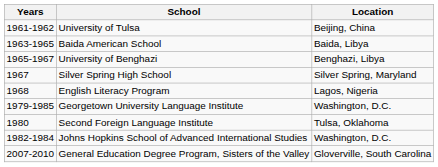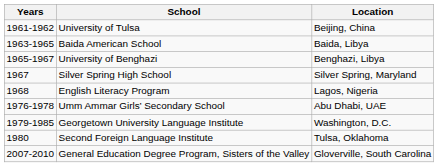+ row: (142, 106)
- row: (183, 138)
